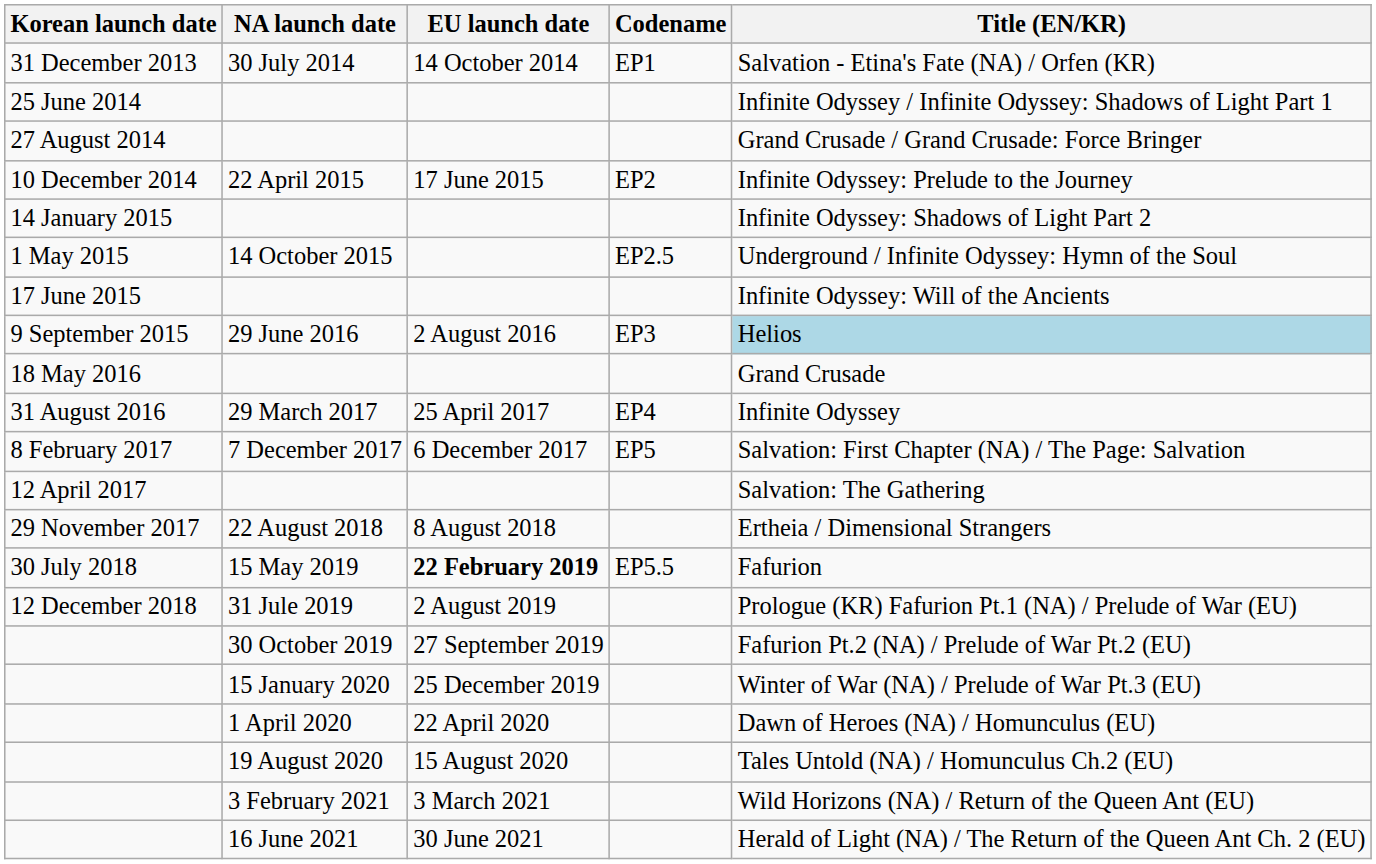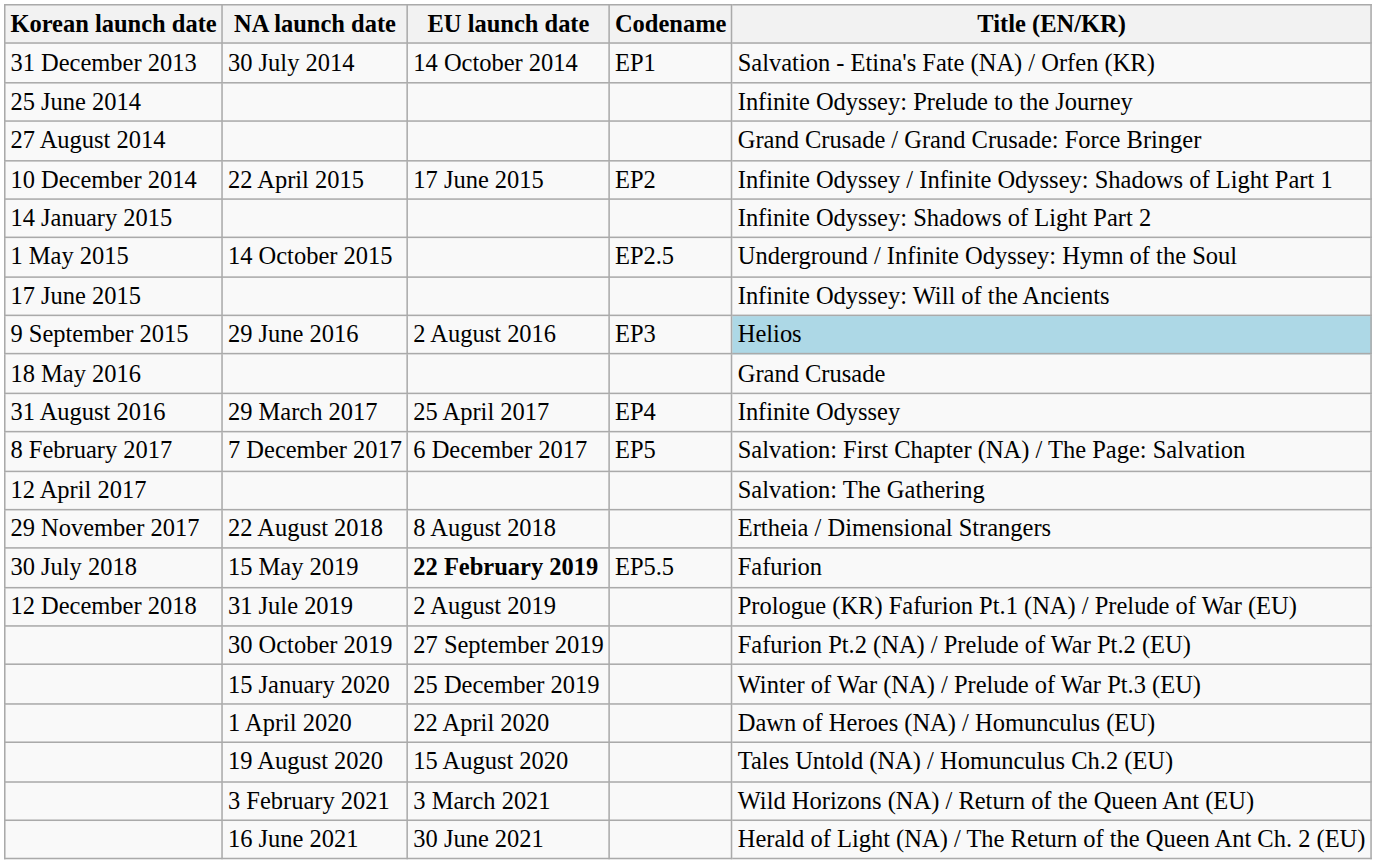(1035, 101) Infinite Odyssey / Infinite Odyssey: Shadows of Light Part 1 -> (935, 101) Infinite Odyssey: Prelude to the Journey
(935, 179) Infinite Odyssey: Prelude to the Journey -> (1035, 179) Infinite Odyssey / Infinite Odyssey: Shadows of Light Part 1
